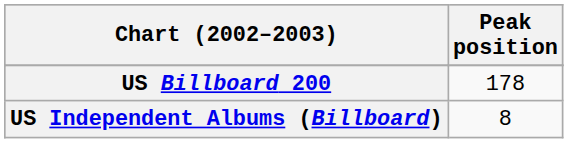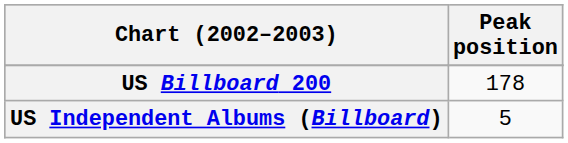(505, 119) 8 -> (505, 119) 5
